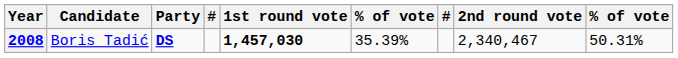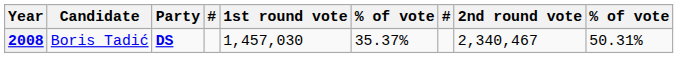(263, 41) bold -> (263, 41) normal
(381, 41) 35.39% -> (381, 41) 35.37%
